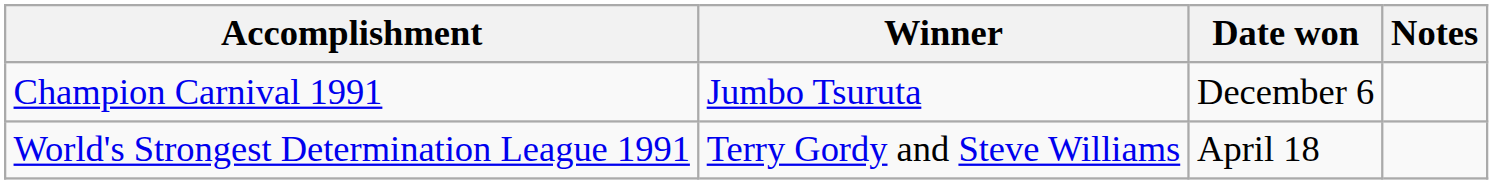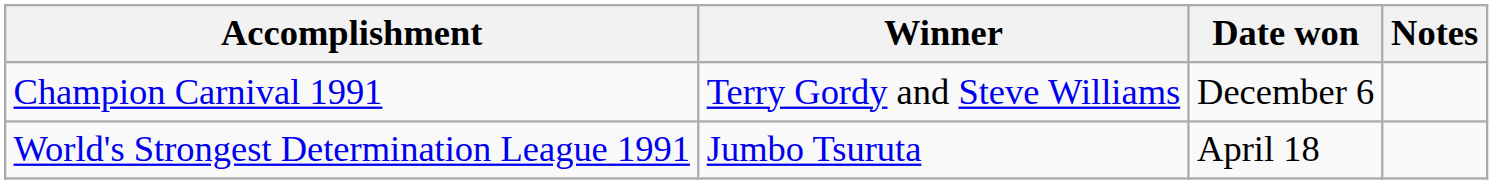(814, 91) Jumbo Tsuruta -> (943, 91) Terry Gordy and Steve Williams
(943, 149) Terry Gordy and Steve Williams -> (814, 149) Jumbo Tsuruta
